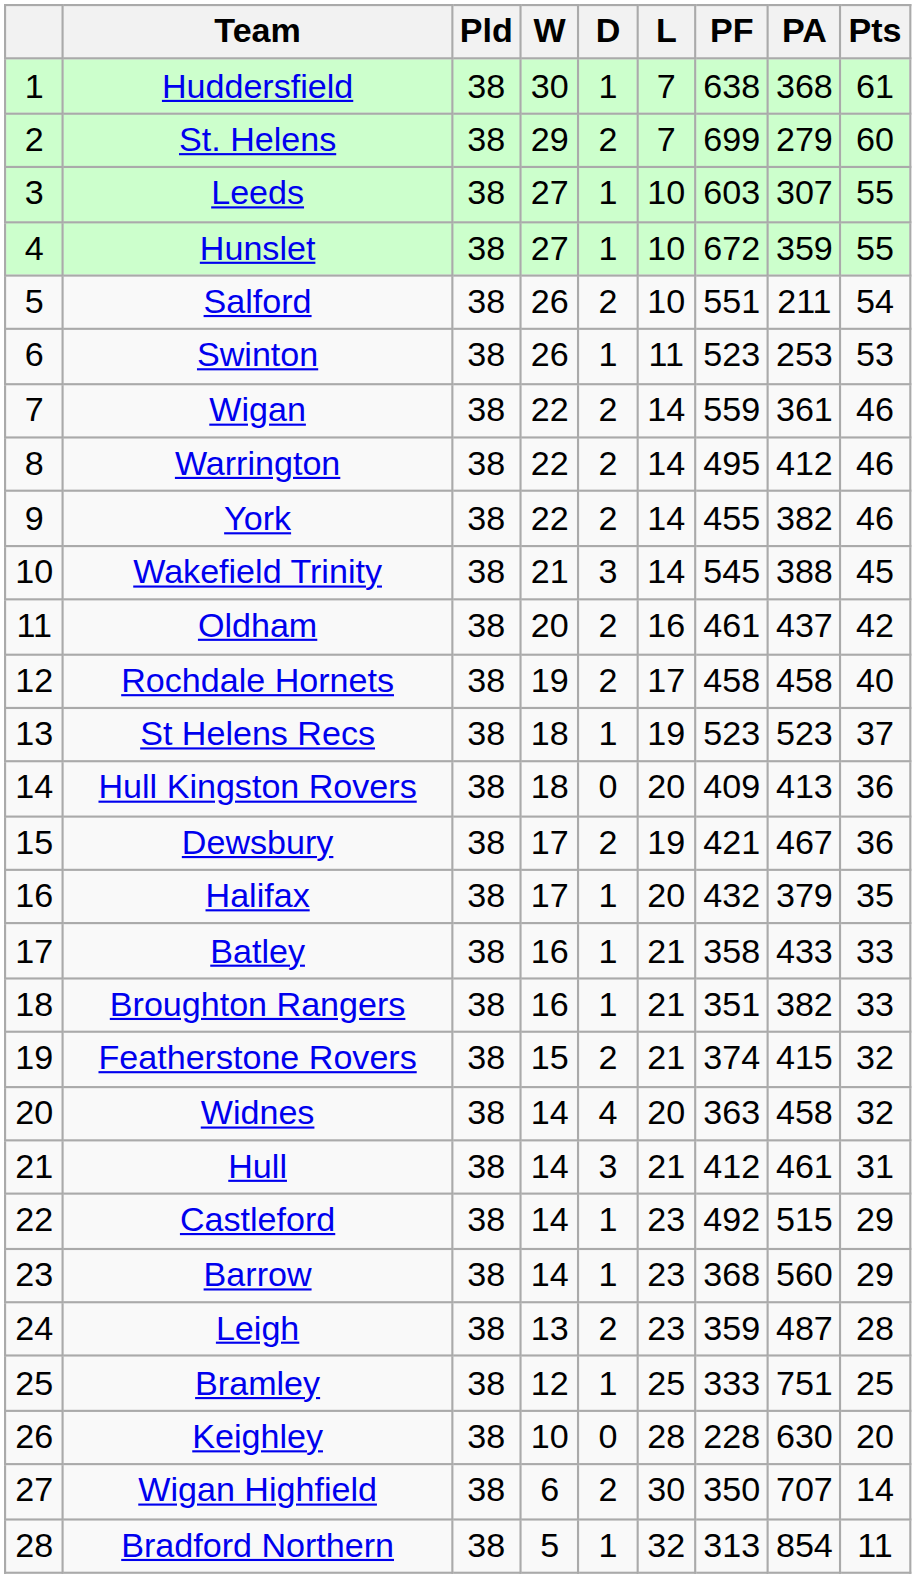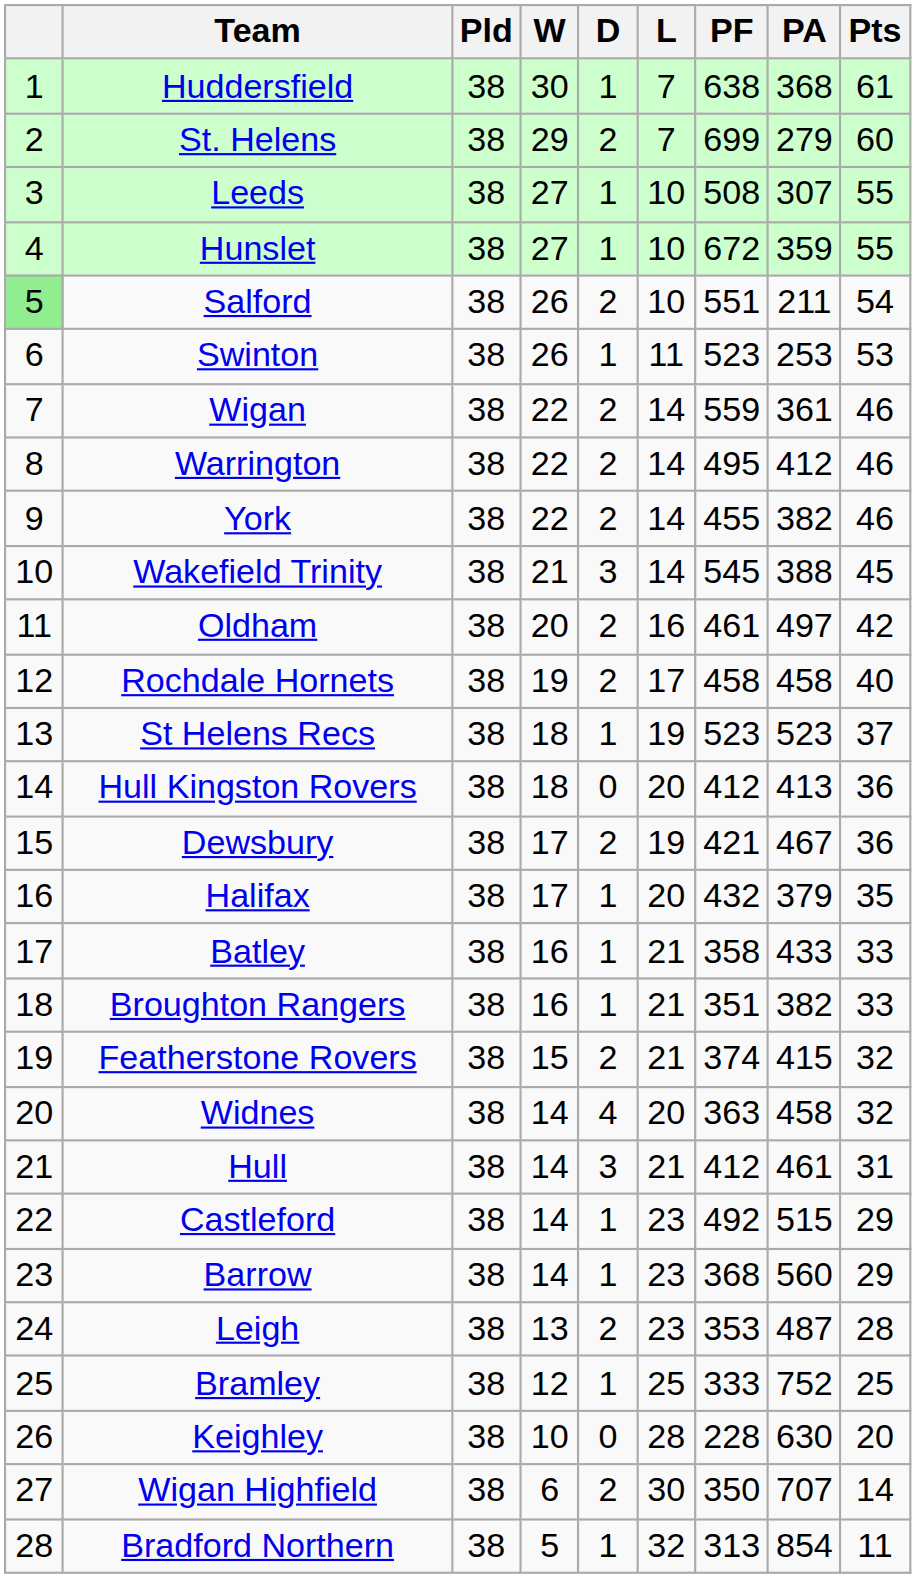(732, 193) 603 -> (732, 193) 508
(34, 301) no background -> (34, 301) lightgreen background
(804, 626) 437 -> (804, 626) 497
(732, 788) 409 -> (732, 788) 412
(732, 1328) 359 -> (732, 1328) 353
(804, 1382) 751 -> (804, 1382) 752
